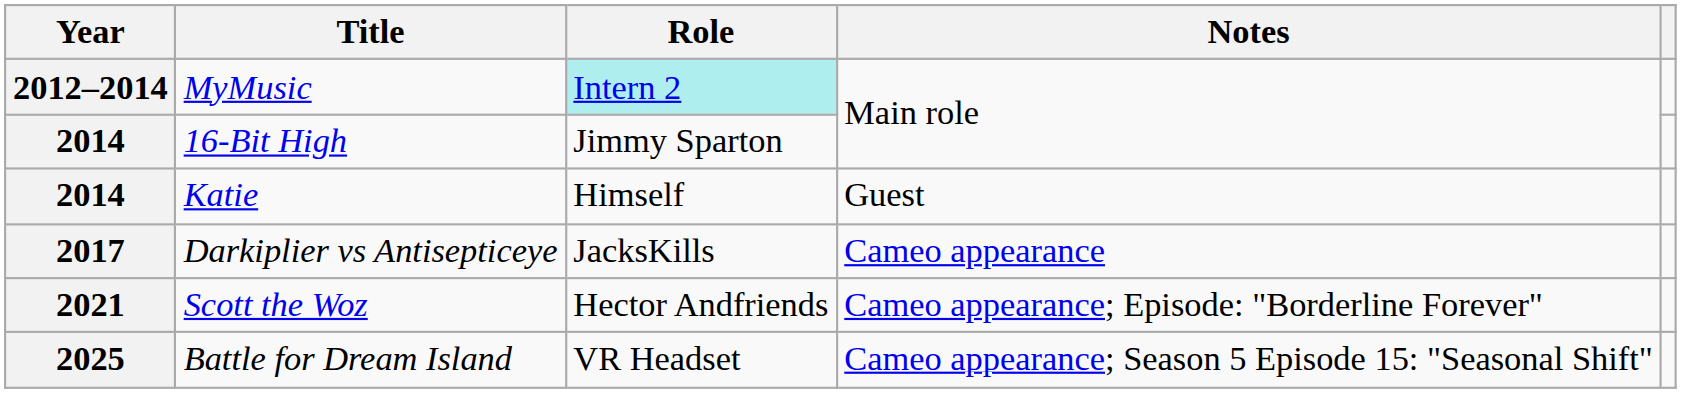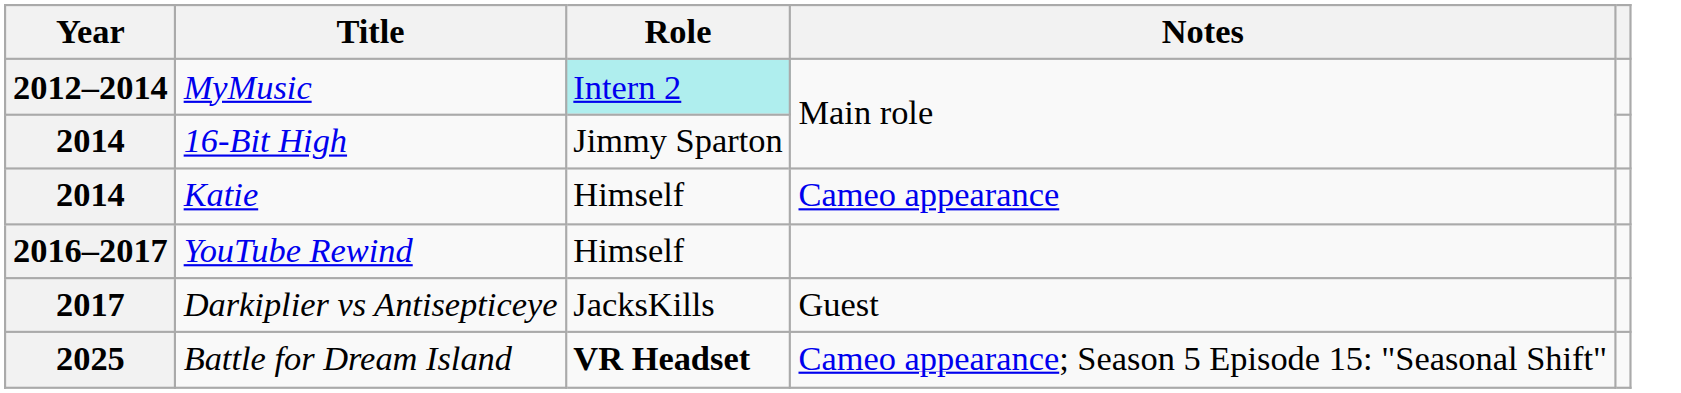(884, 195) Guest -> (929, 195) Cameo appearance
+ row: (298, 250)
(975, 250) Cameo appearance -> (839, 304) Guest
- row: (276, 304)
(657, 359) normal -> (662, 359) bold
